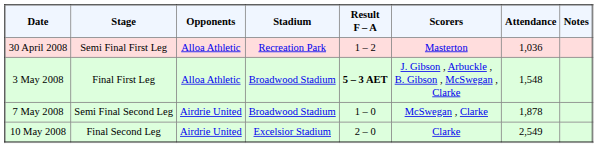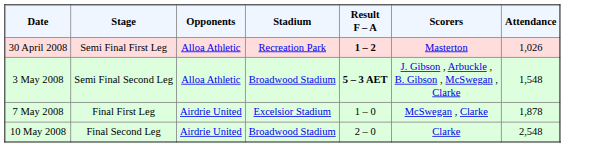- column: (576, 21)
(365, 47) normal -> (365, 47) bold
(531, 47) 1,036 -> (531, 47) 1,026
(124, 79) Final First Leg -> (124, 79) Semi Final Second Leg
(124, 112) Semi Final Second Leg -> (124, 112) Final First Leg
(292, 112) Broadwood Stadium -> (292, 112) Excelsior Stadium
(292, 132) Excelsior Stadium -> (292, 132) Broadwood Stadium
(531, 132) 2,549 -> (531, 132) 2,548
